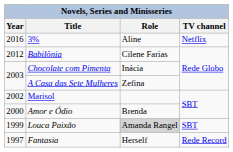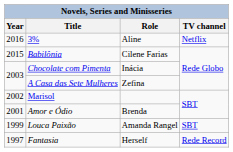(15, 54) 2012 -> (15, 54) 2015
(15, 111) 2000 -> (15, 111) 2001
(150, 126) lightgrey background -> (150, 126) no background
